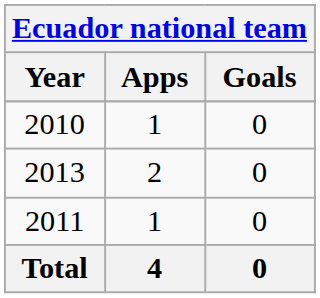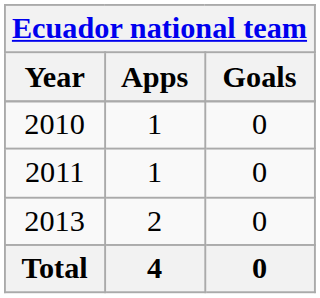rows swapped: (55, 220) <-> (55, 172)
